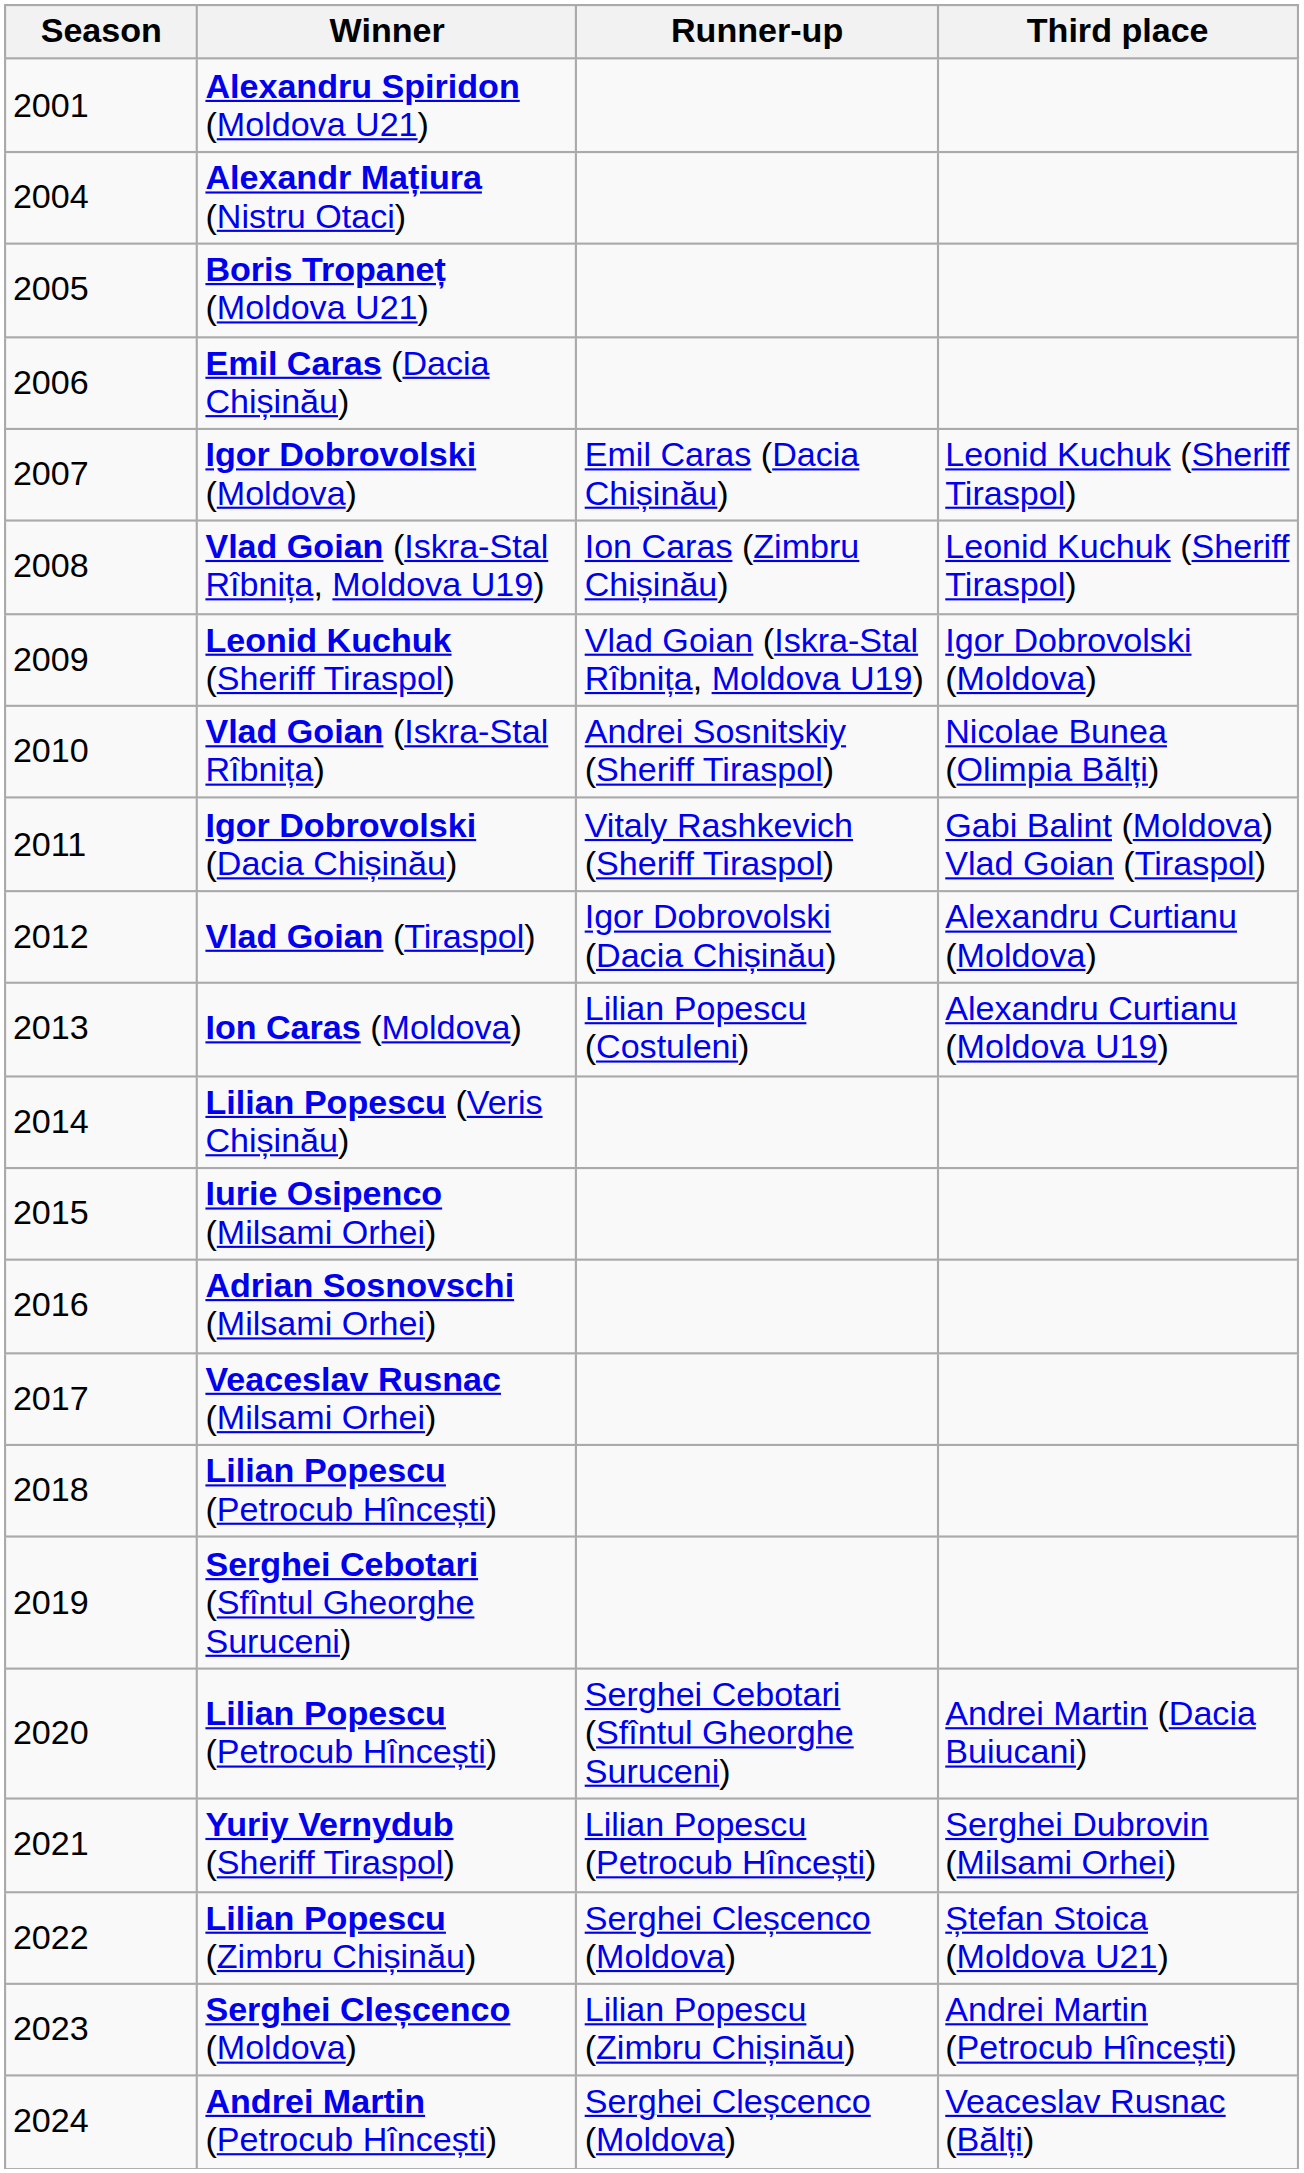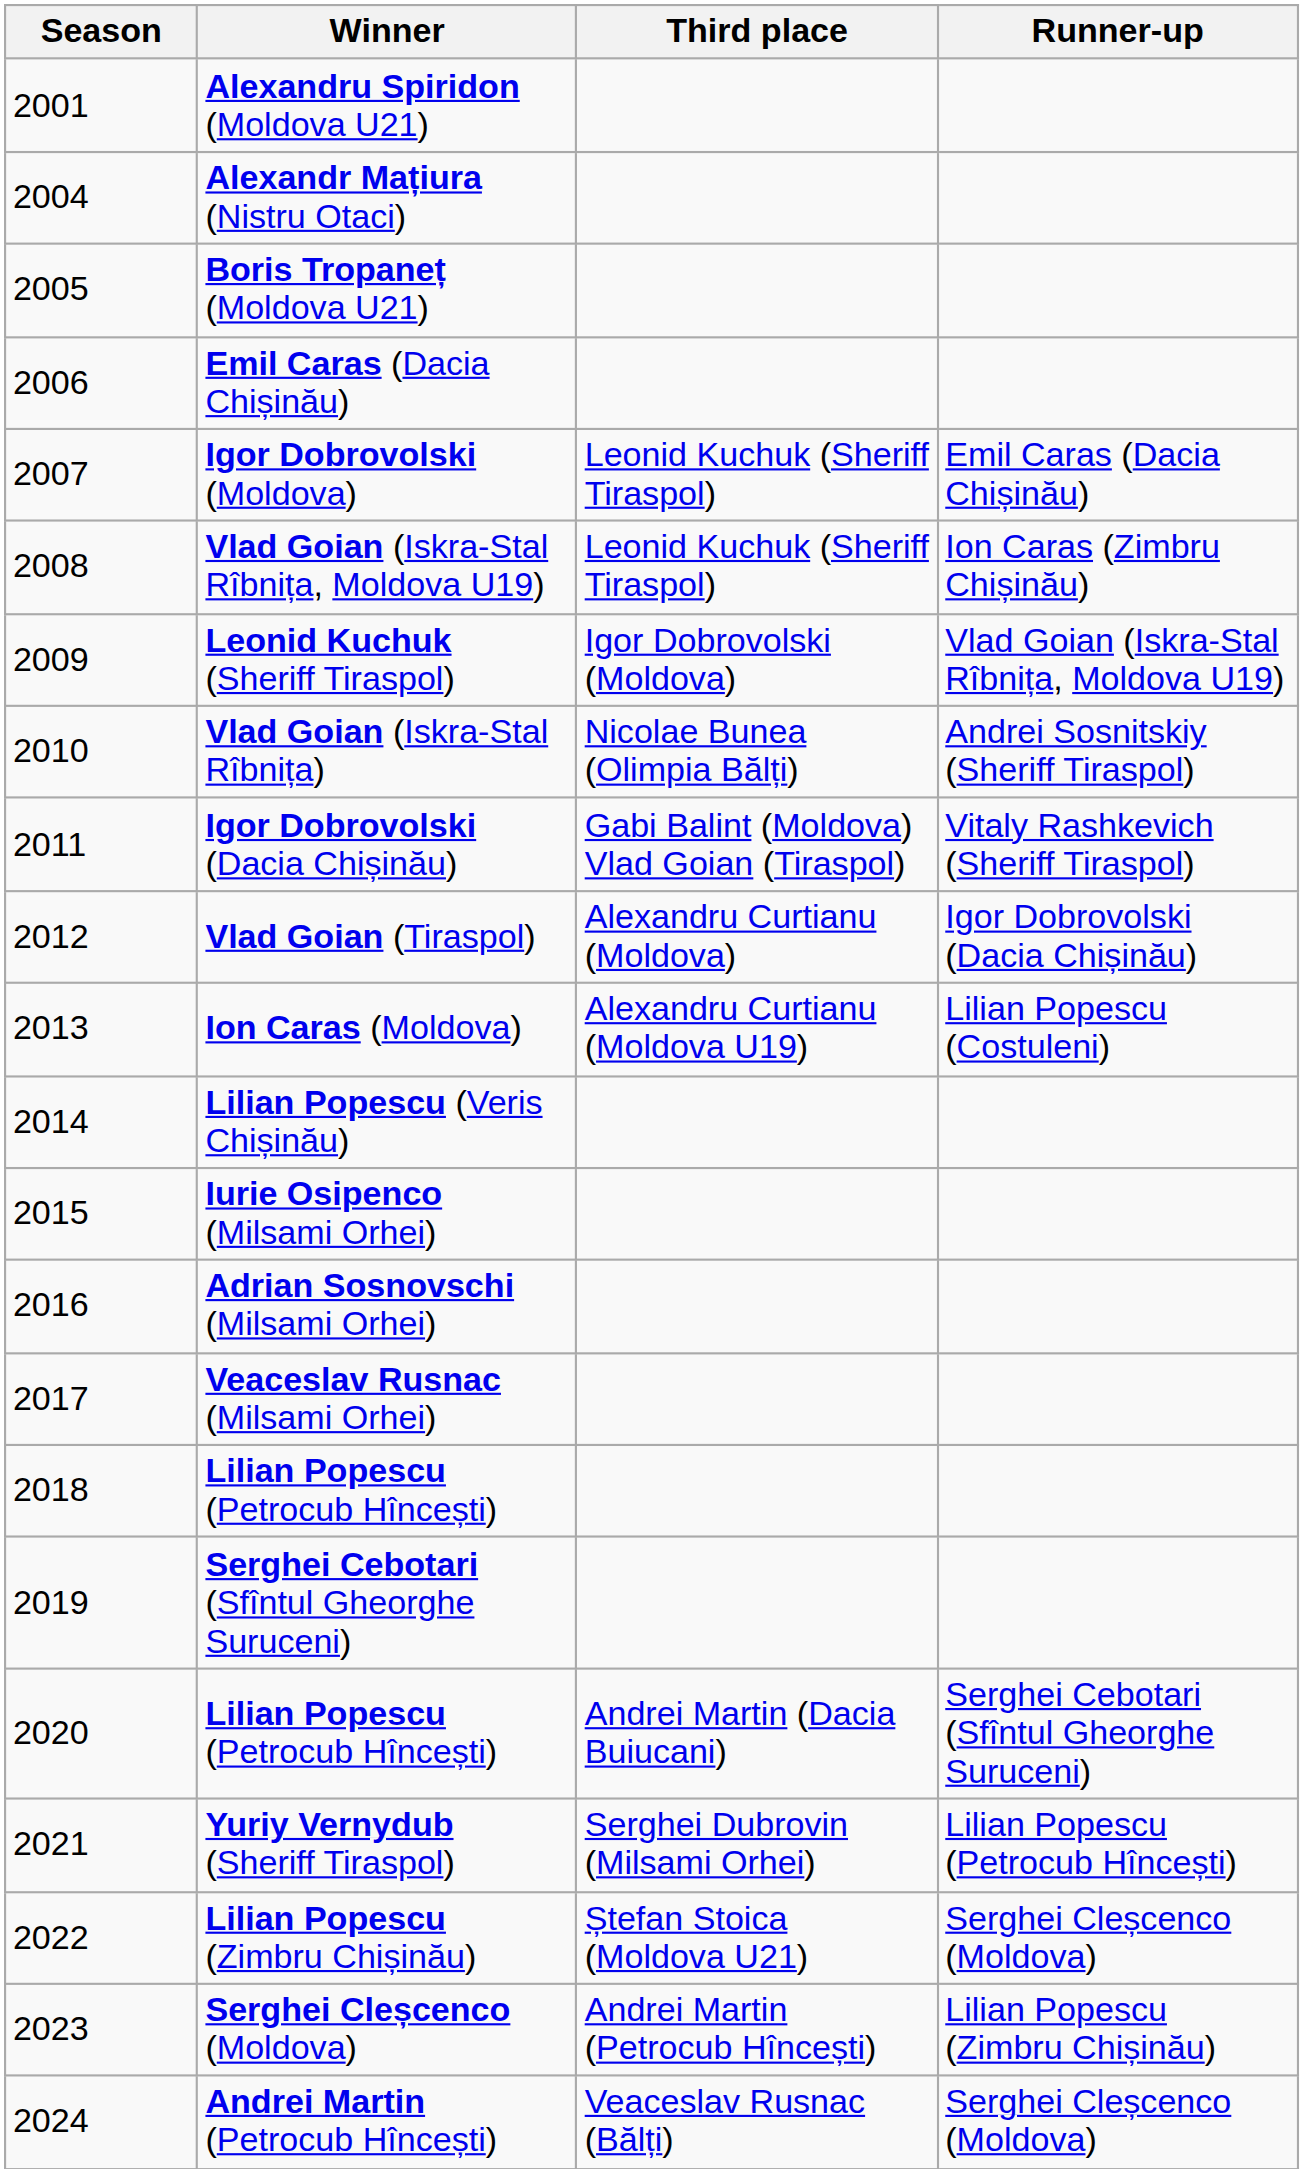columns swapped: (757, 31) <-> (1118, 31)
